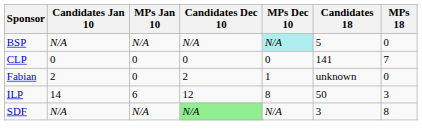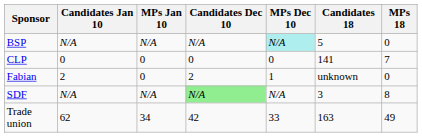- row: (15, 94)
+ row: (19, 117)
